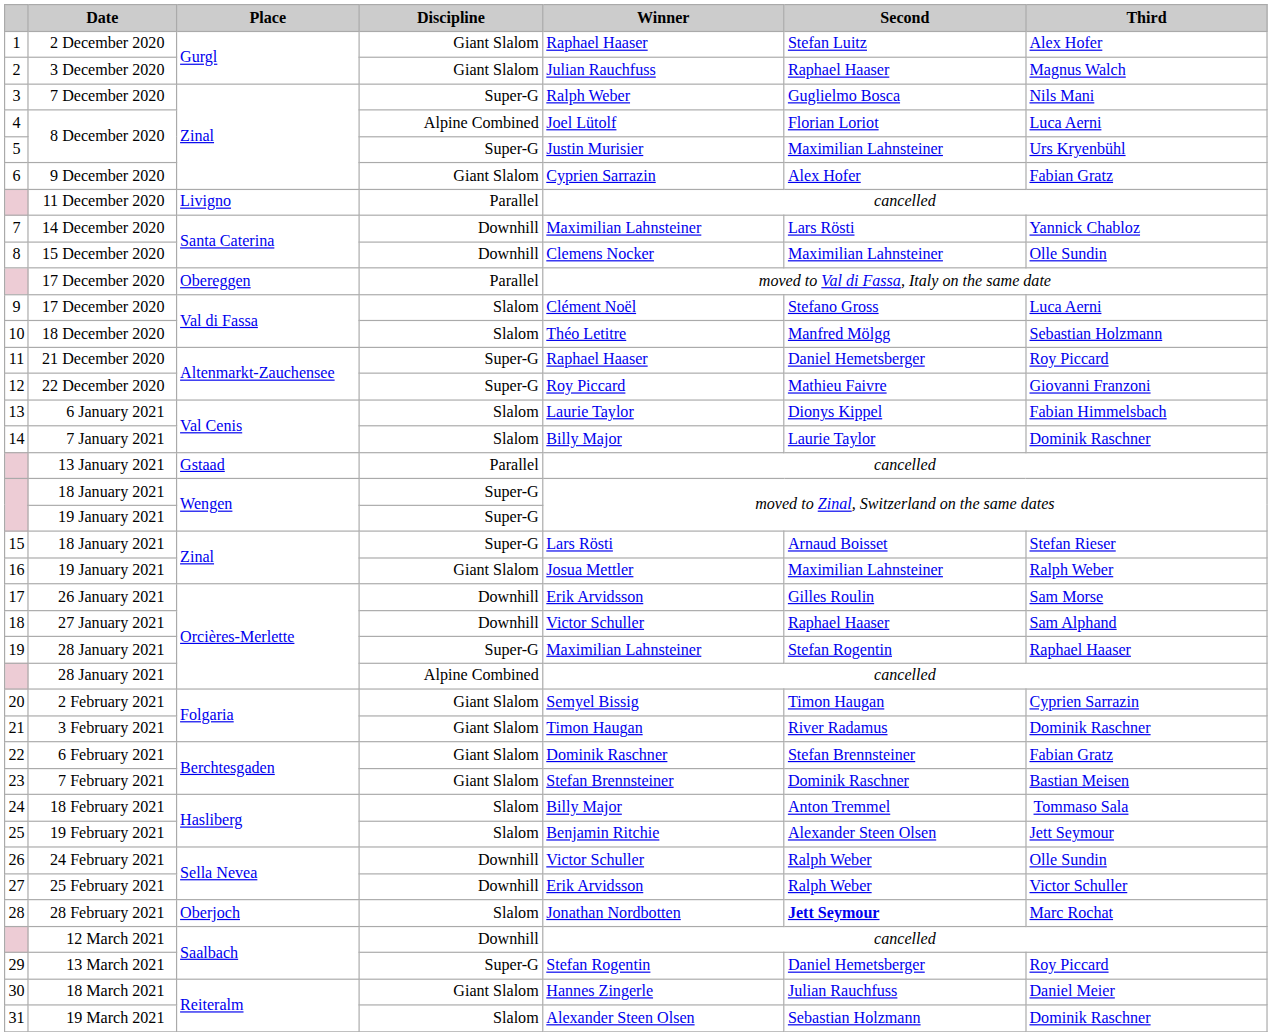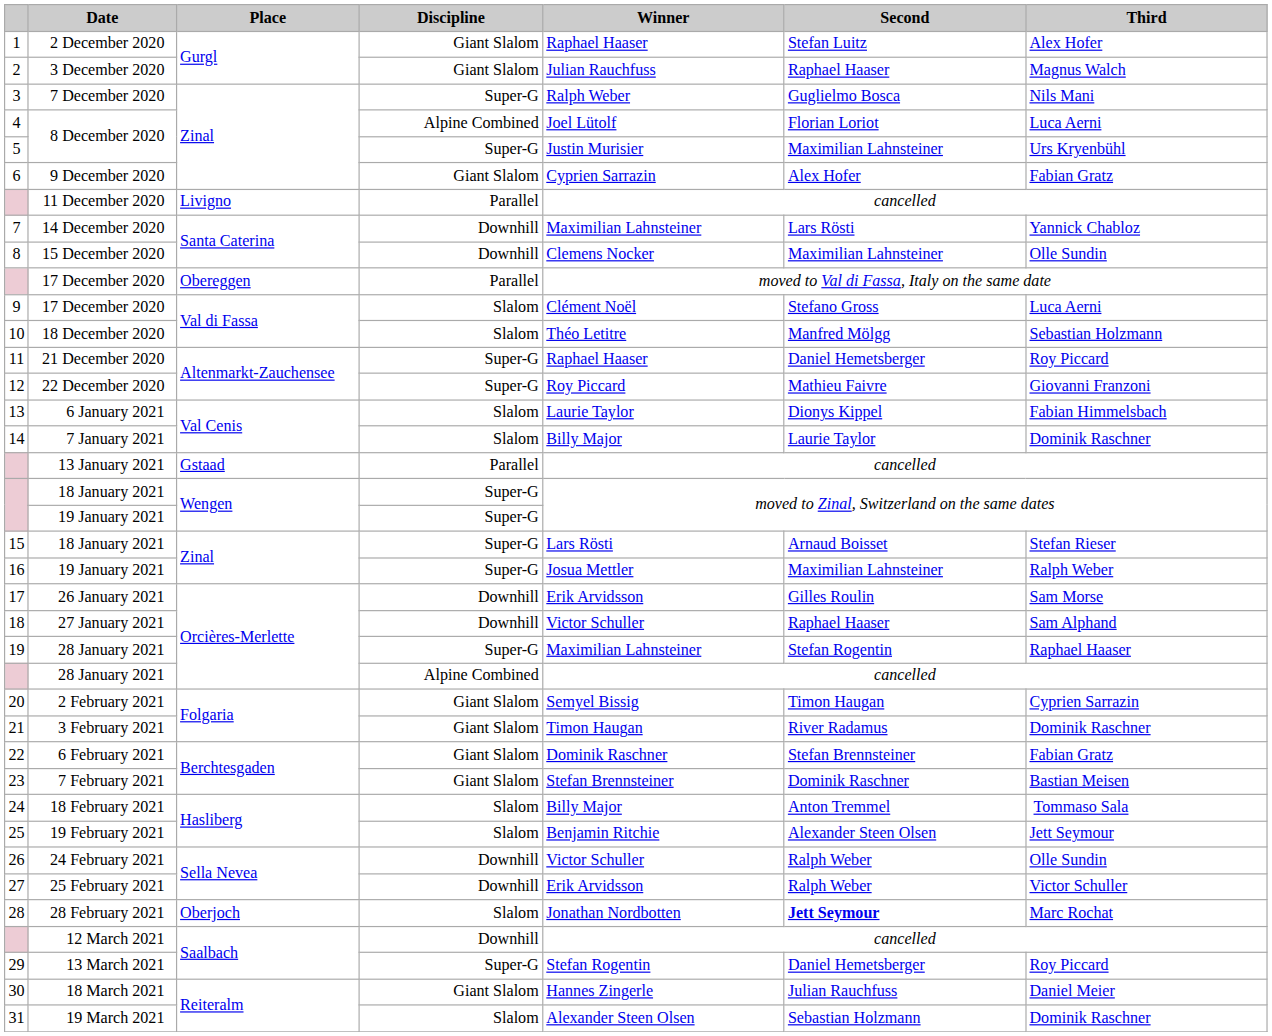(496, 570) Giant Slalom -> (512, 570) Super-G
